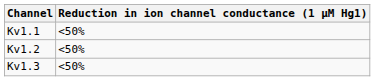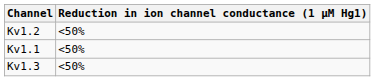rows swapped: (23, 31) <-> (23, 49)
